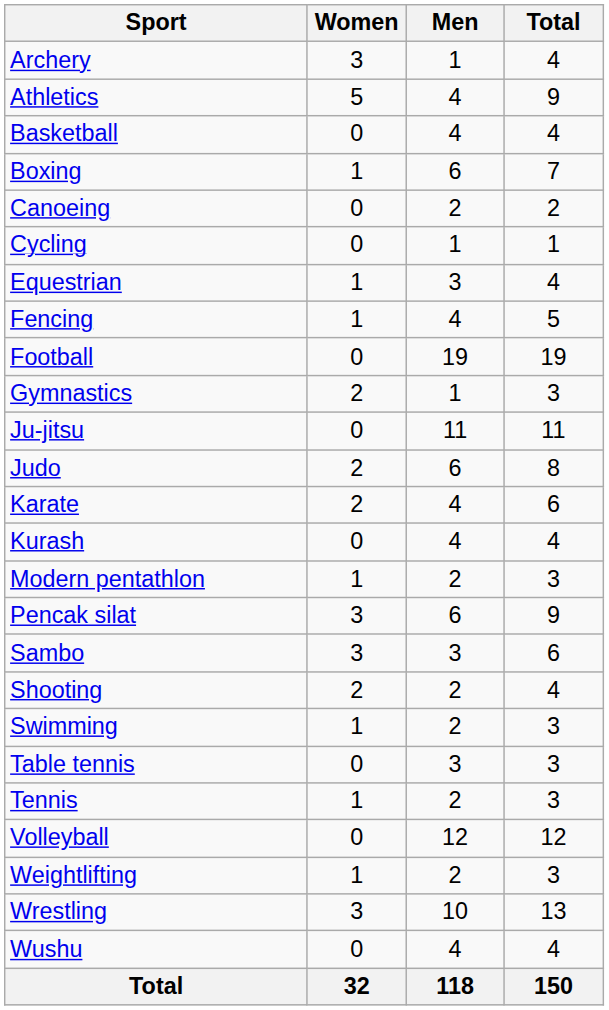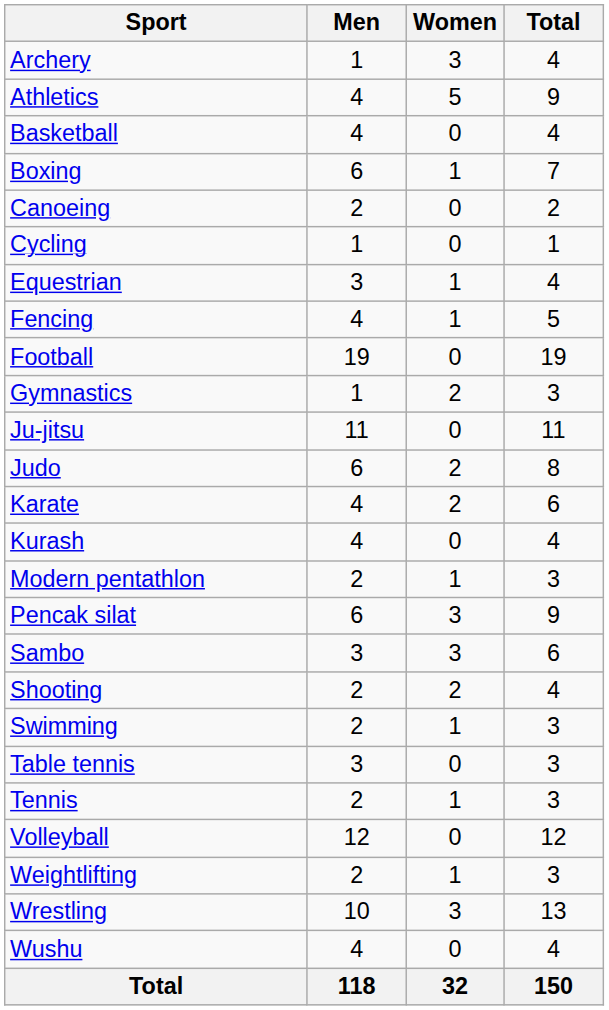columns swapped: (455, 23) <-> (357, 23)
